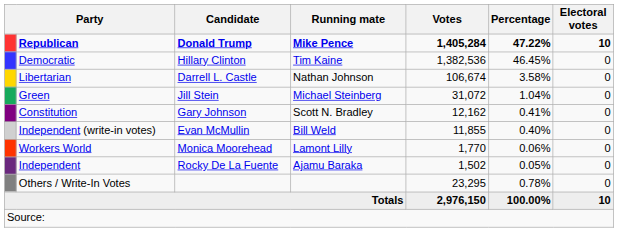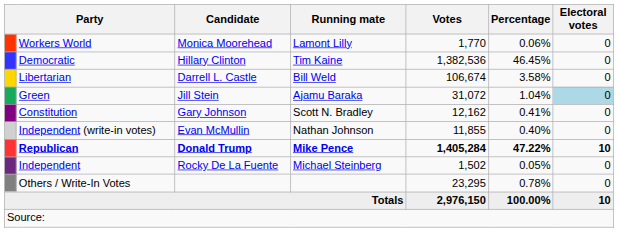rows swapped: (49, 43) <-> (55, 148)
(333, 78) Nathan Johnson -> (314, 78) Bill Weld
(337, 95) Michael Steinberg -> (328, 95) Ajamu Baraka
(608, 95) no background -> (608, 95) lightblue background
(314, 130) Bill Weld -> (333, 130) Nathan Johnson
(328, 165) Ajamu Baraka -> (337, 165) Michael Steinberg
